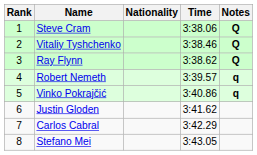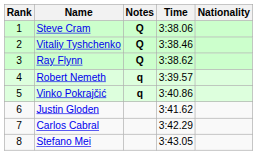columns swapped: (152, 12) <-> (236, 12)
